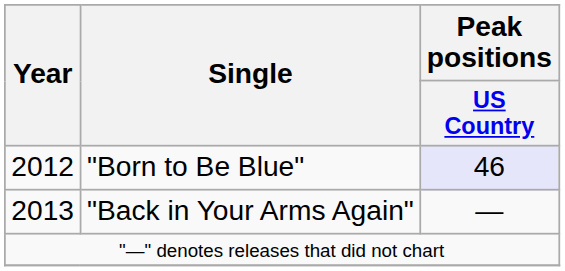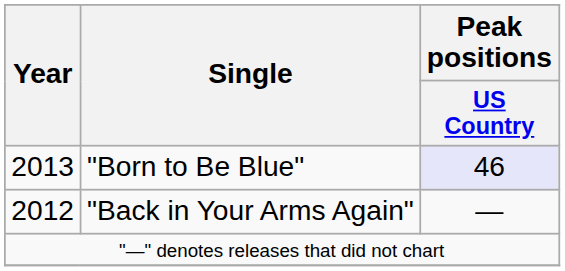(43, 167) 2012 -> (43, 167) 2013
(43, 211) 2013 -> (43, 211) 2012
